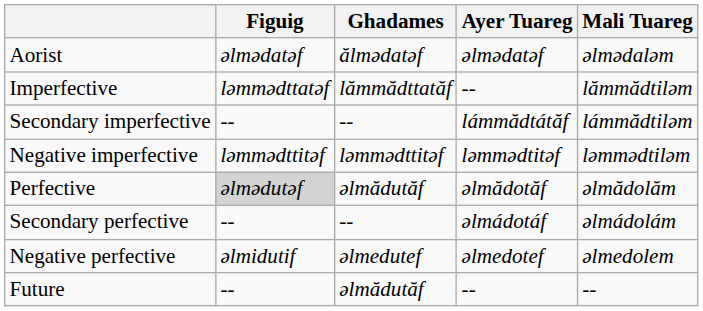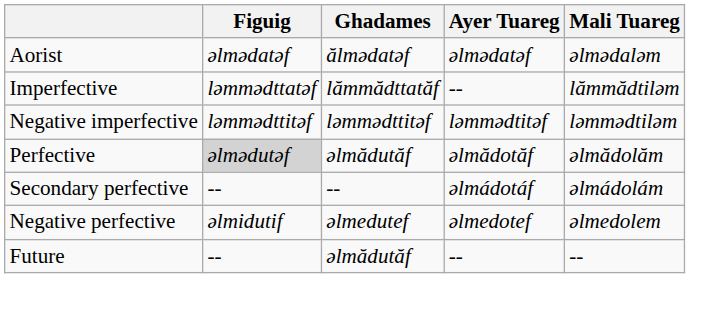- row: (110, 121)
